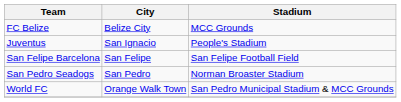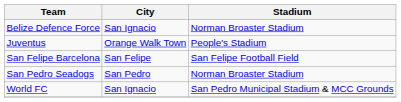+ row: (53, 27)
- row: (28, 27)
(130, 43) San Ignacio -> (145, 43) Orange Walk Town
(145, 89) Orange Walk Town -> (130, 89) San Ignacio
